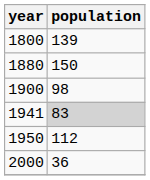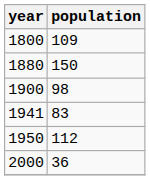(65, 41) 139 -> (65, 41) 109
(60, 114) lightgrey background -> (60, 114) no background
